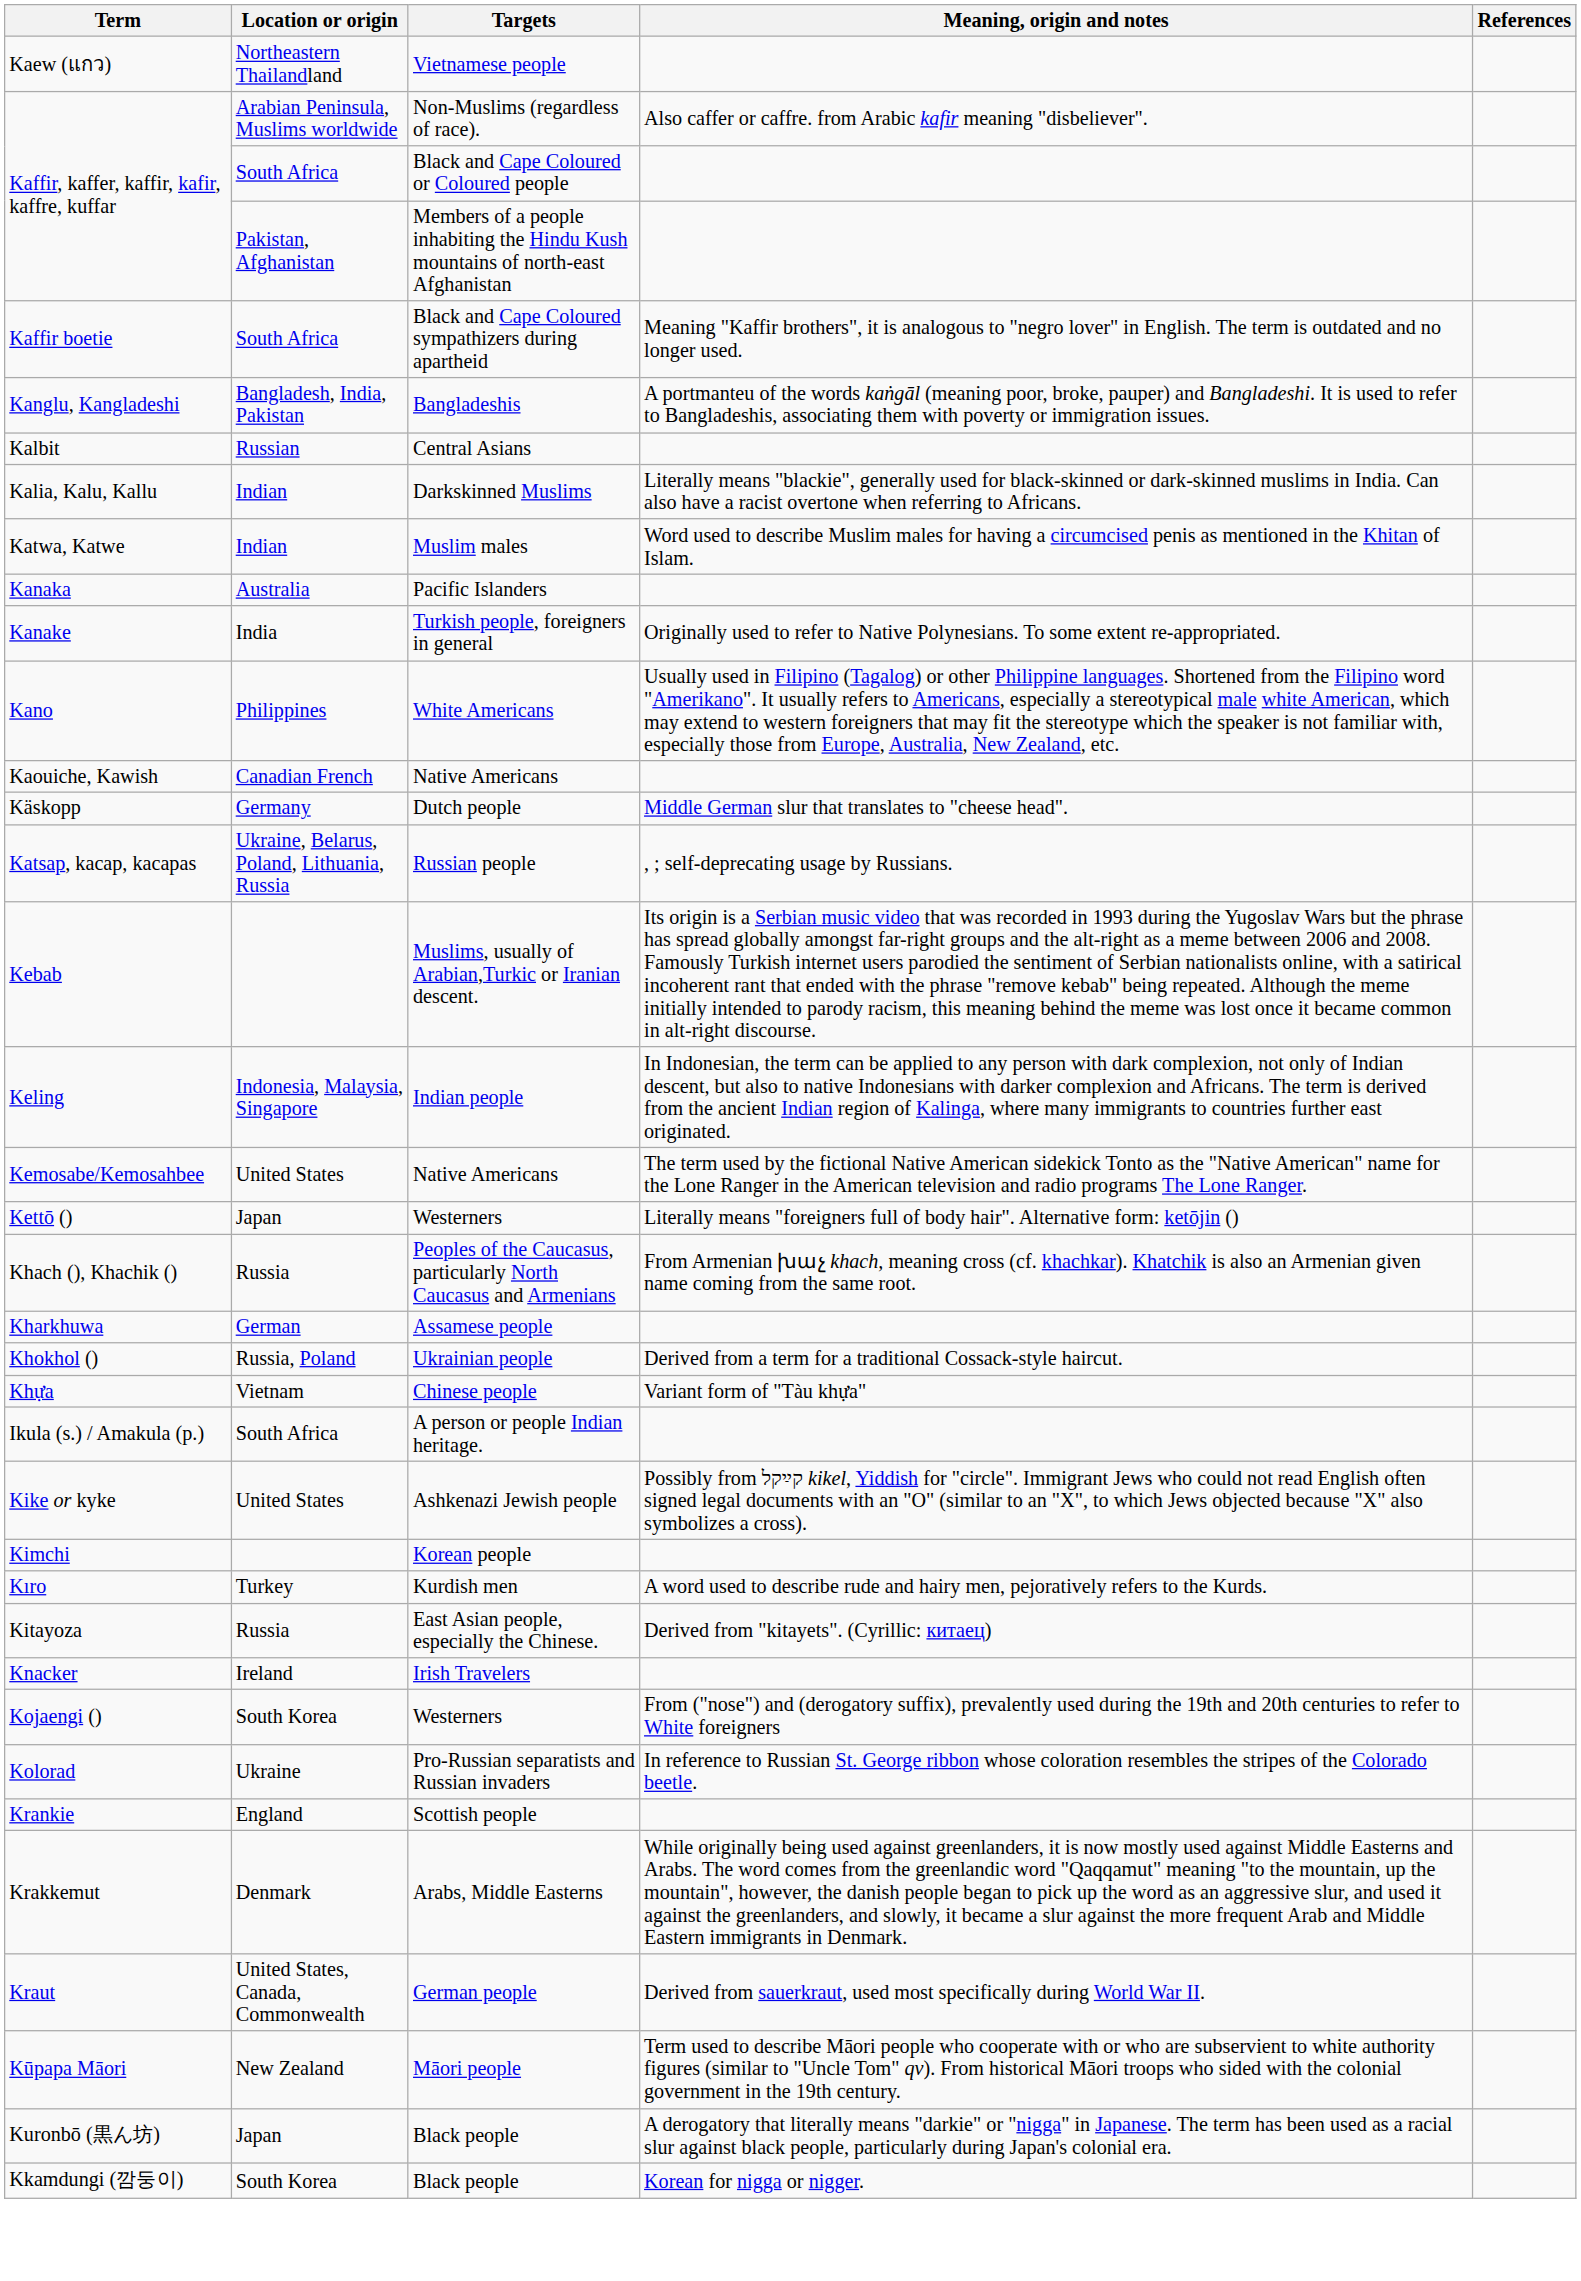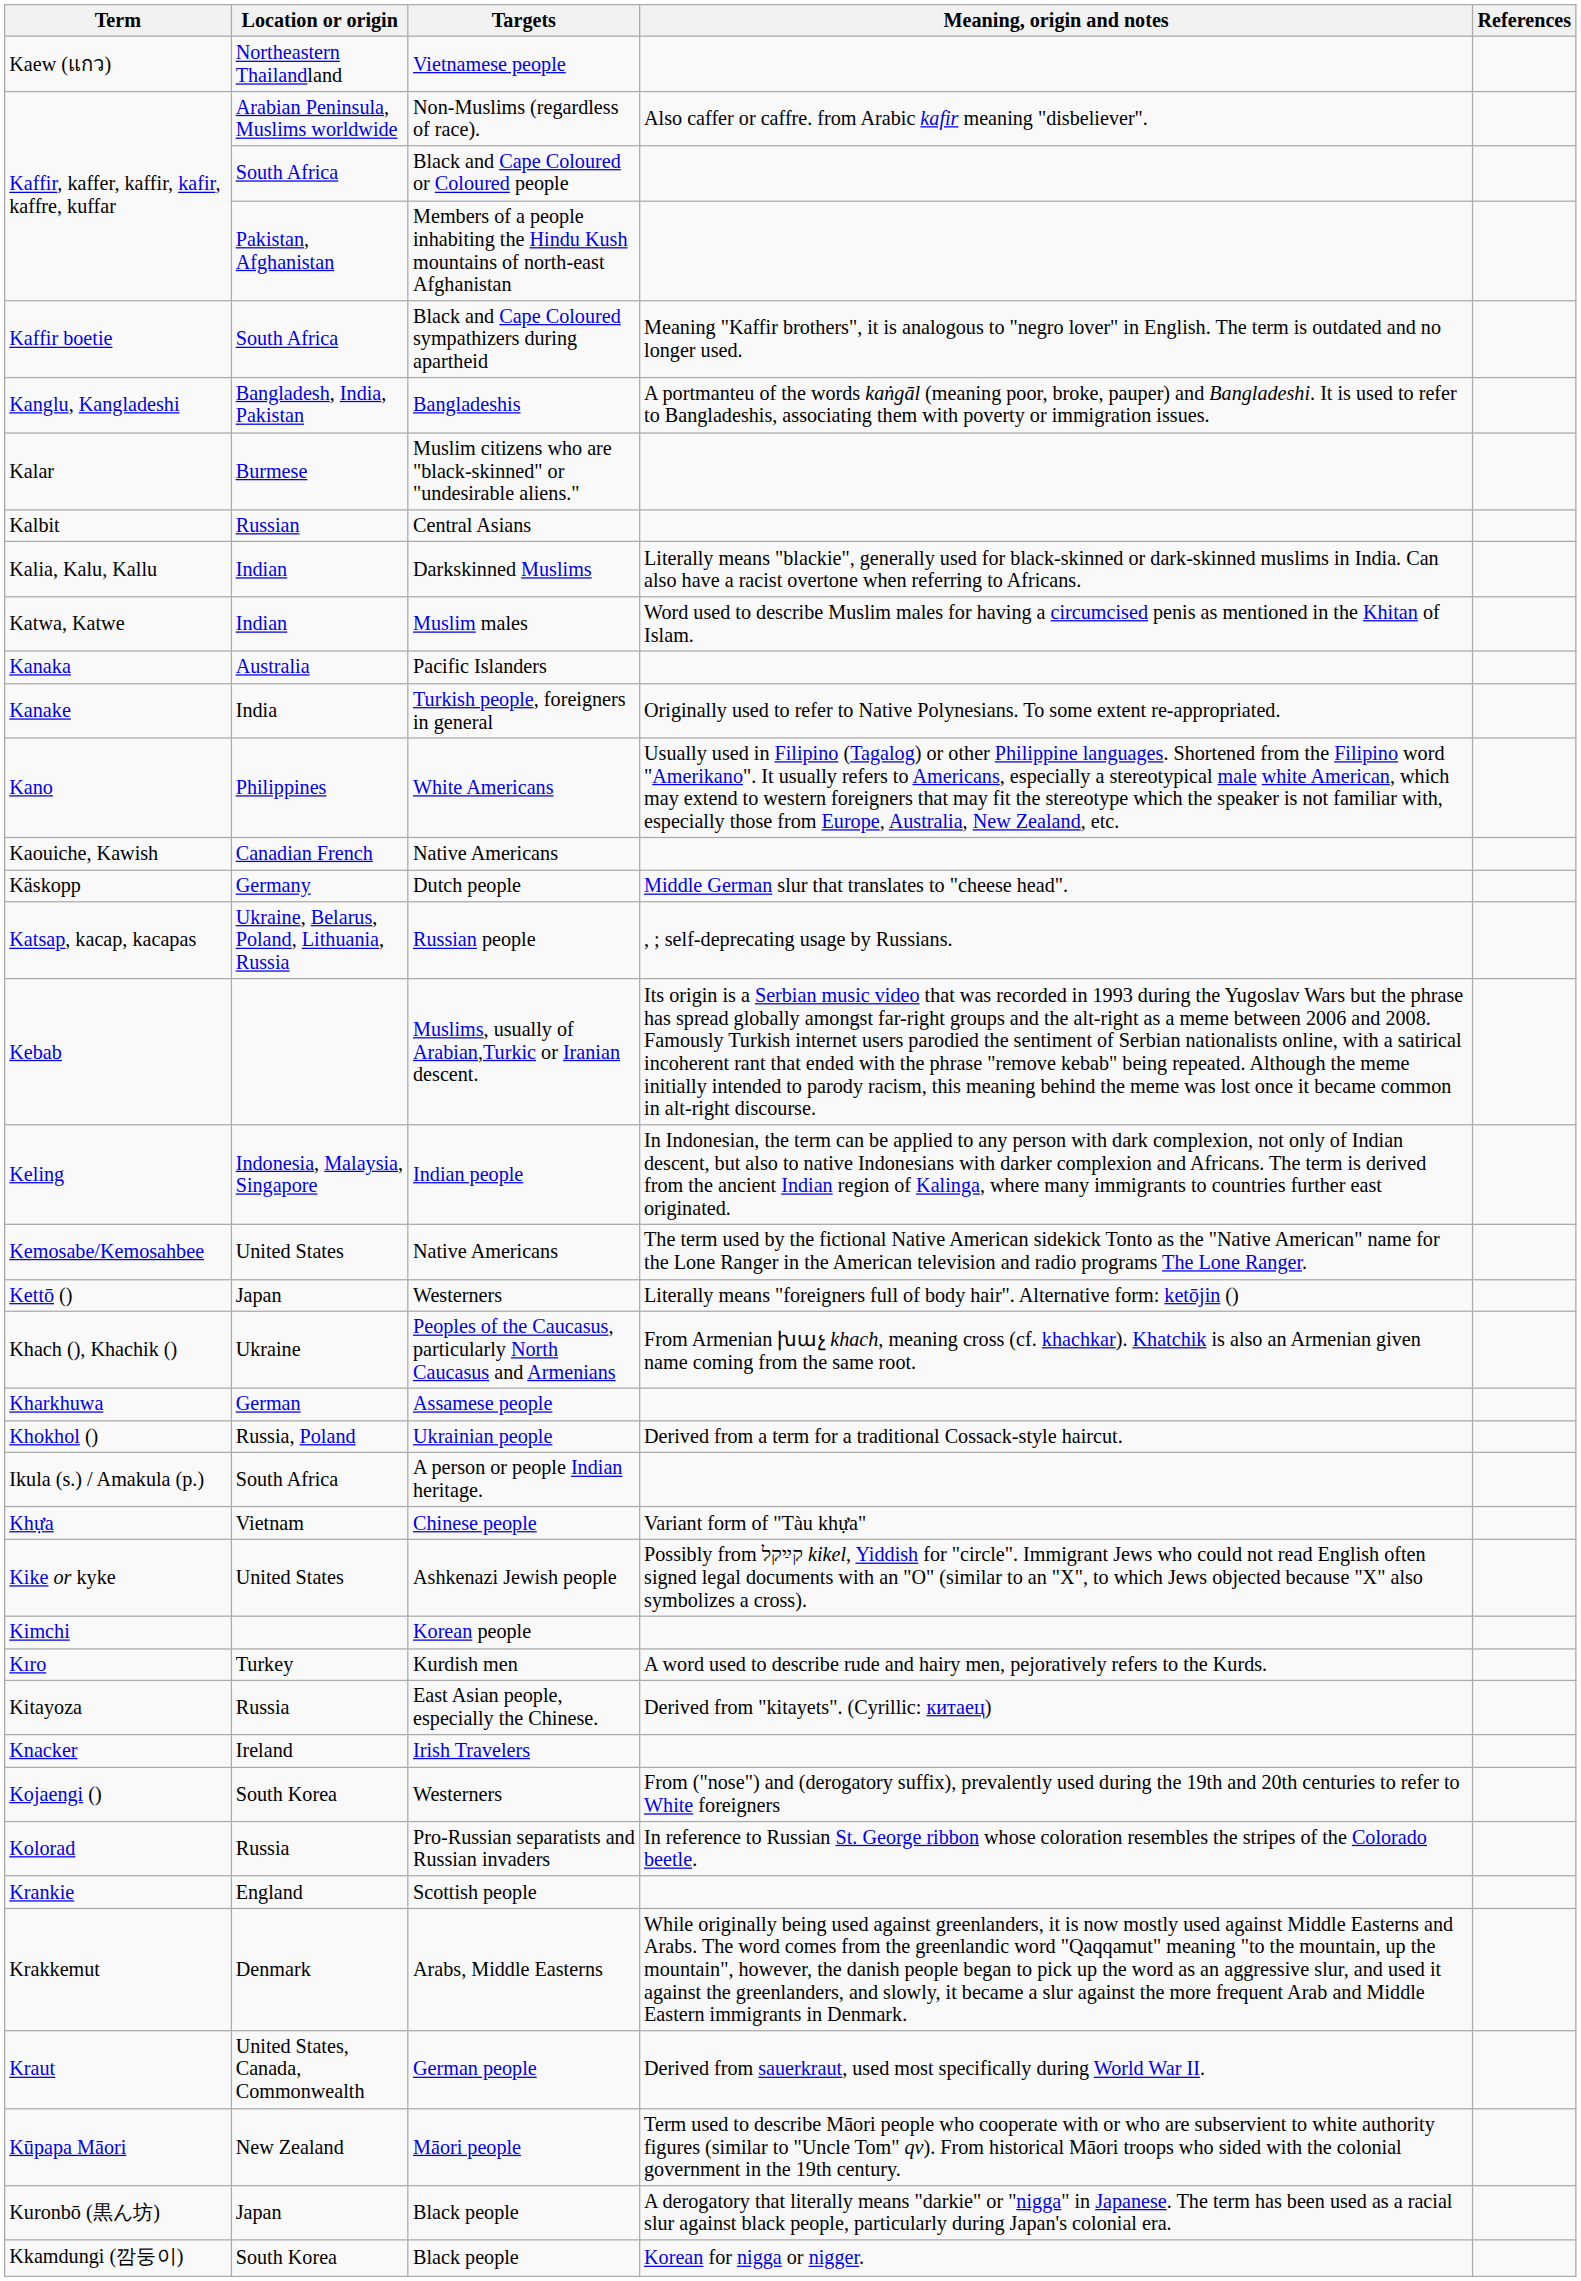+ row: (32, 471)
(263, 1272) Russia -> (268, 1349) Ukraine
rows swapped: (32, 1390) <-> (107, 1434)
(268, 1771) Ukraine -> (263, 1848) Russia
